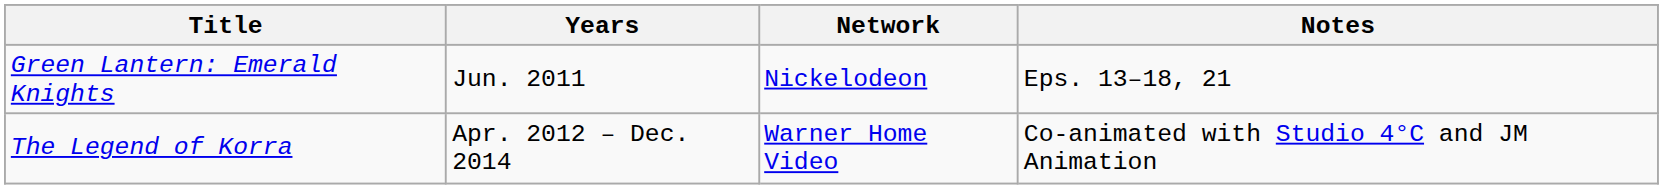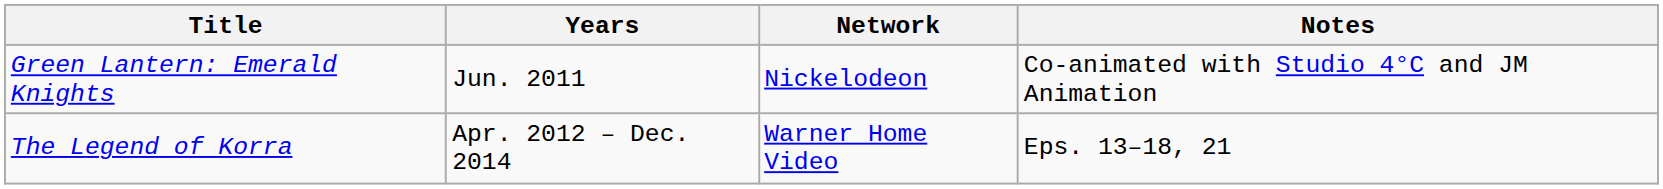(1128, 80) Eps. 13–18, 21 -> (1276, 80) Co-animated with Studio 4°C and JM Animation
(1276, 148) Co-animated with Studio 4°C and JM Animation -> (1128, 148) Eps. 13–18, 21
